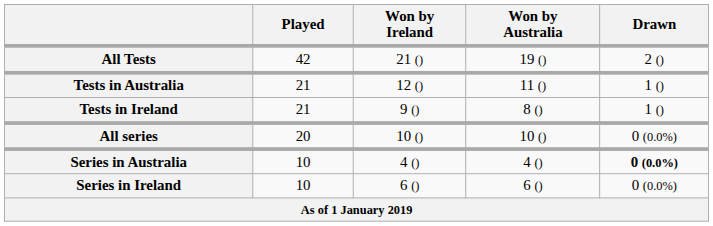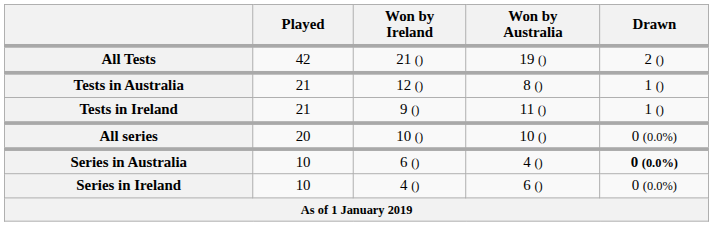(533, 85) 11 () -> (533, 85) 8 ()
(533, 109) 8 () -> (533, 109) 11 ()
(410, 162) 4 () -> (410, 162) 6 ()
(410, 185) 6 () -> (410, 185) 4 ()
